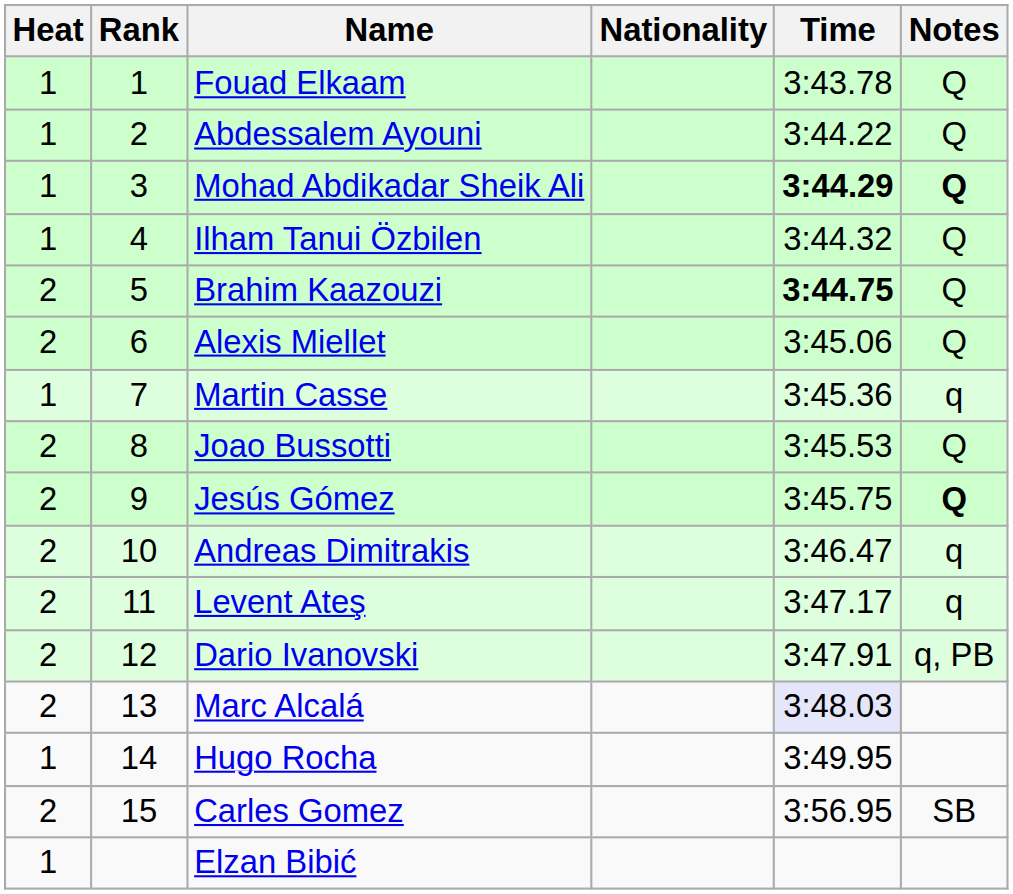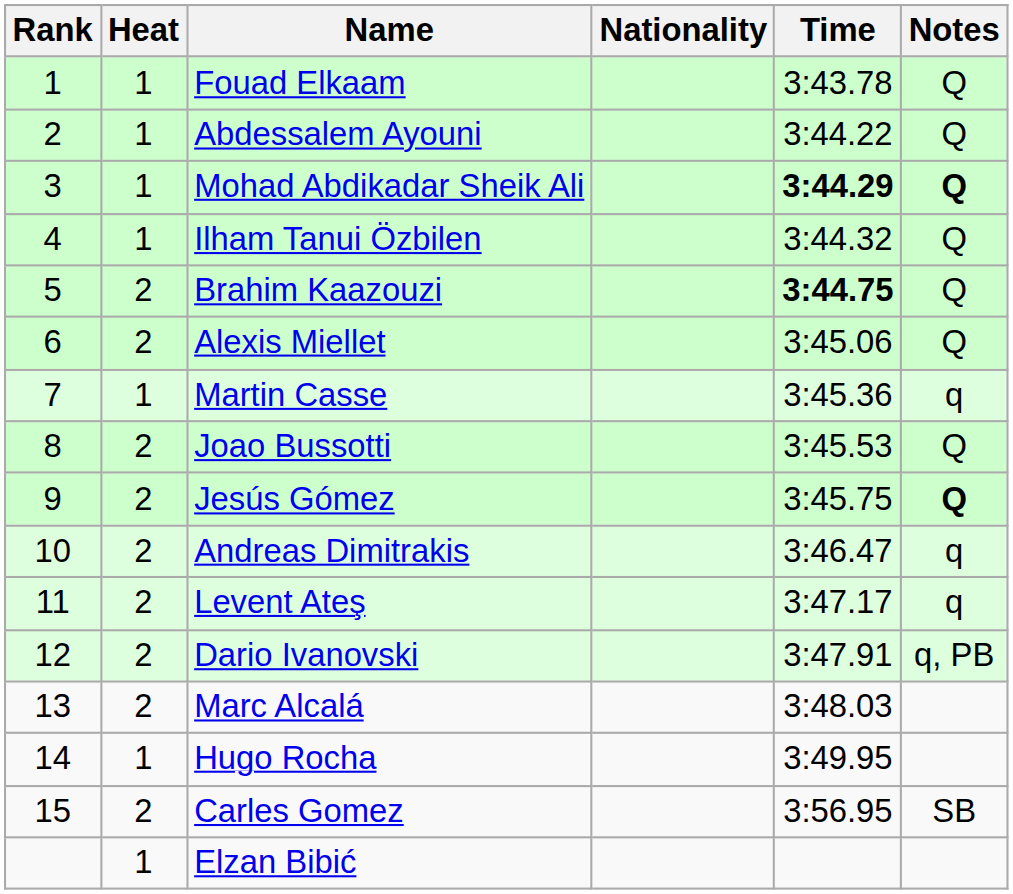columns swapped: (139, 30) <-> (48, 30)
(838, 706) lavender background -> (838, 706) no background
